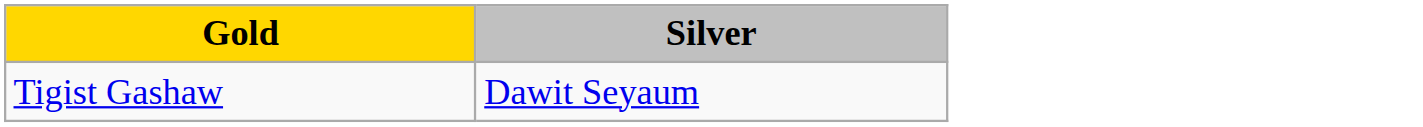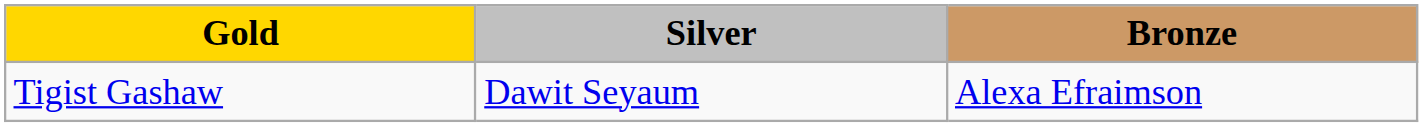+ column: (1182, 33)
